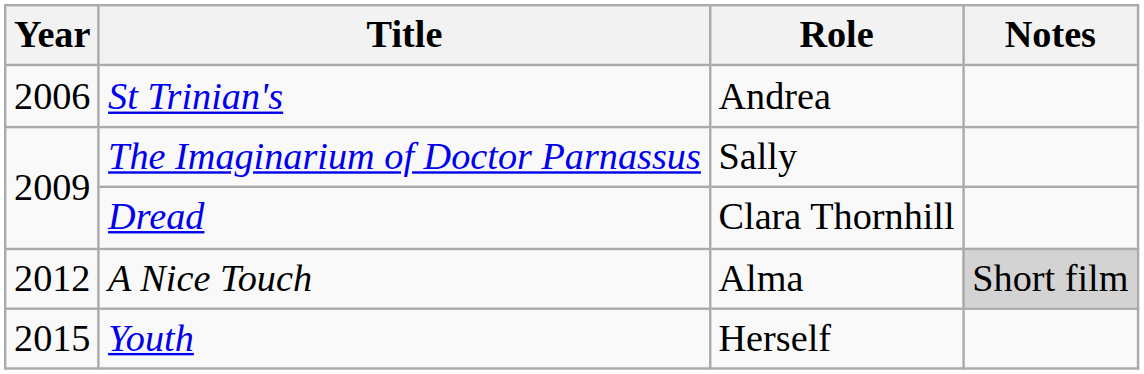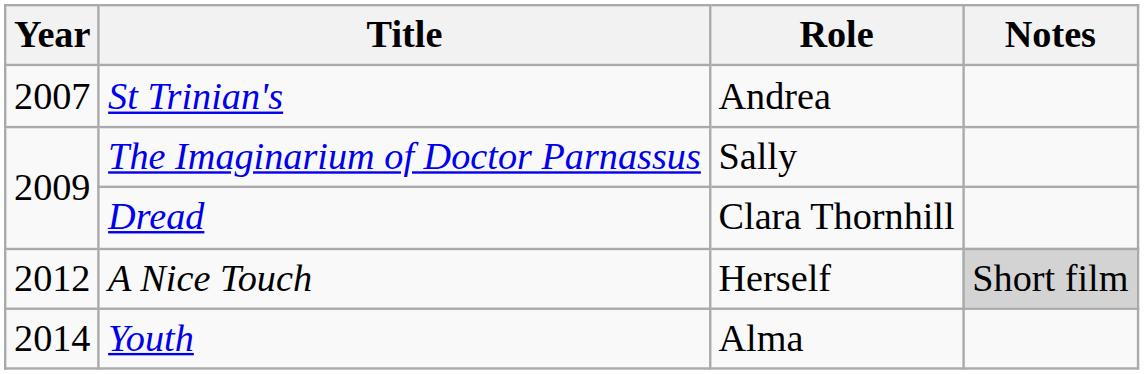(52, 95) 2006 -> (52, 95) 2007
(761, 277) Alma -> (775, 277) Herself
(52, 338) 2015 -> (52, 338) 2014
(775, 338) Herself -> (761, 338) Alma
